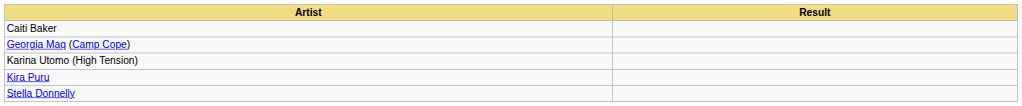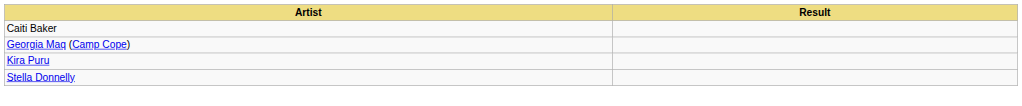- row: (72, 61)
